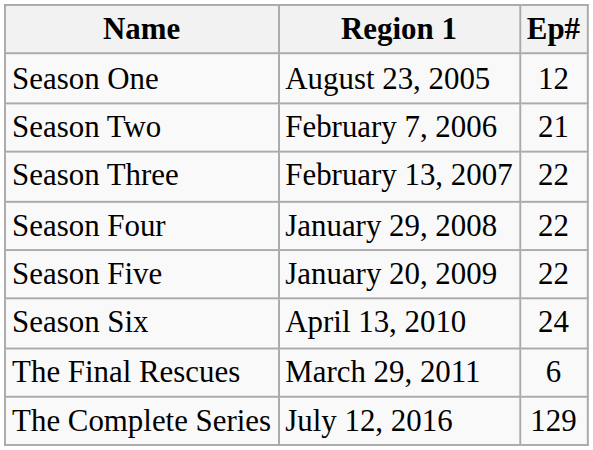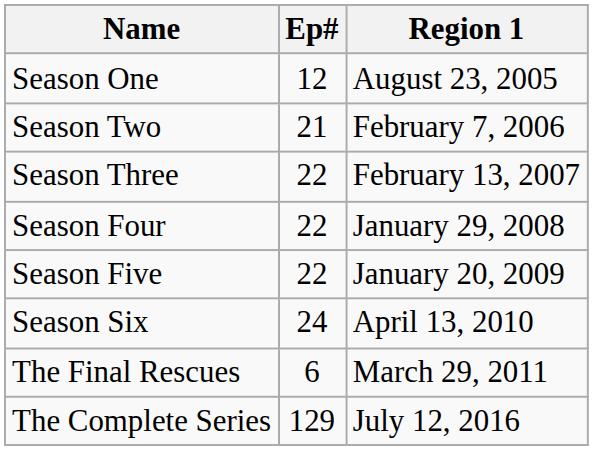columns swapped: (553, 28) <-> (399, 28)
